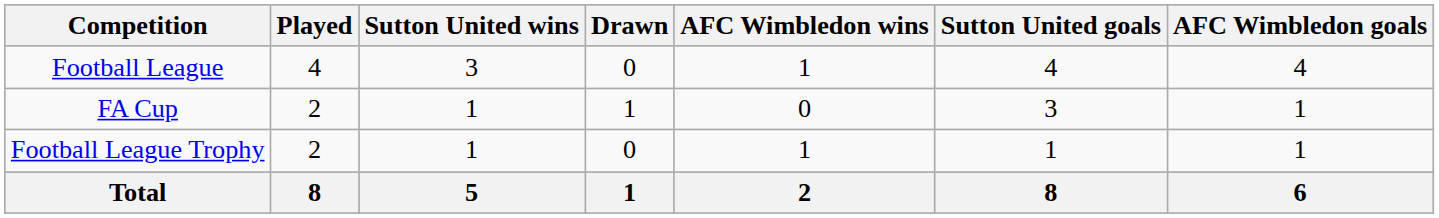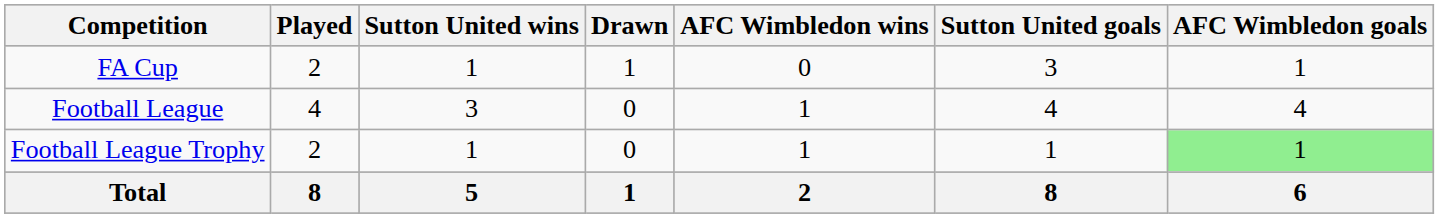rows swapped: (138, 66) <-> (138, 108)
(1300, 150) no background -> (1300, 150) lightgreen background
